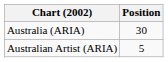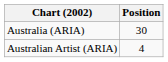(141, 48) 5 -> (141, 48) 4
